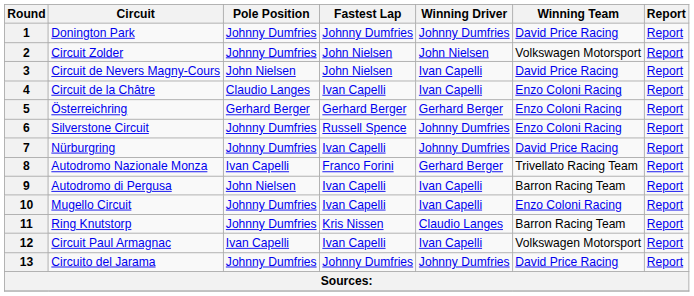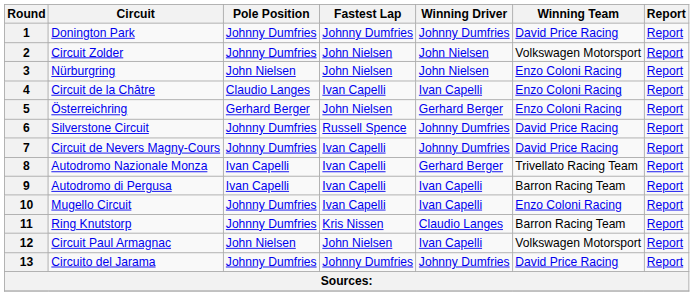(136, 71) Circuit de Nevers Magny-Cours -> (83, 71) Nürburgring
(450, 71) Ivan Capelli -> (454, 71) John Nielsen
(567, 71) David Price Racing -> (569, 71) Enzo Coloni Racing
(364, 109) Gerhard Berger -> (357, 109) John Nielsen
(569, 128) Enzo Coloni Racing -> (567, 128) David Price Racing
(83, 147) Nürburgring -> (136, 147) Circuit de Nevers Magny-Cours
(358, 166) Franco Forini -> (354, 166) Ivan Capelli
(261, 185) John Nielsen -> (257, 185) Ivan Capelli
(257, 243) Ivan Capelli -> (261, 243) John Nielsen
(354, 243) Ivan Capelli -> (357, 243) John Nielsen
